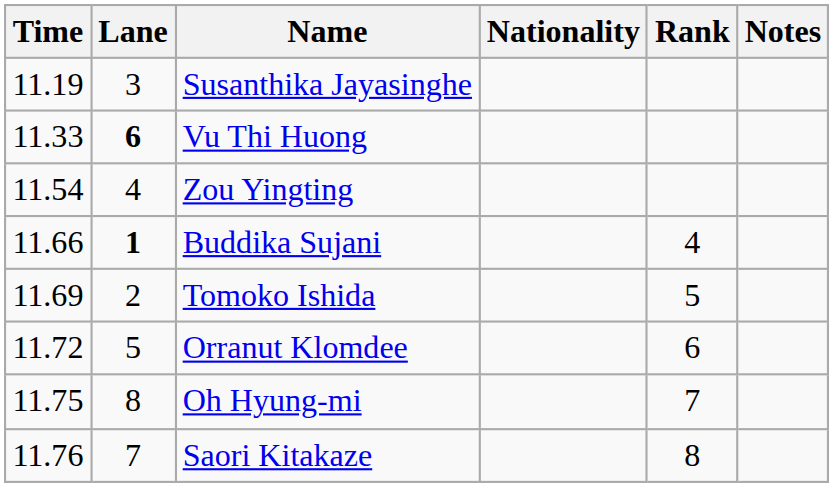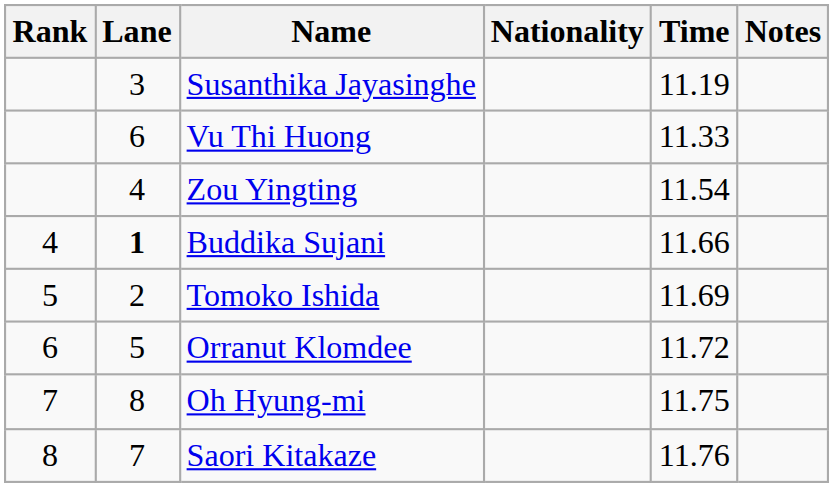columns swapped: (692, 31) <-> (48, 31)
(133, 136) bold -> (137, 136) normal
